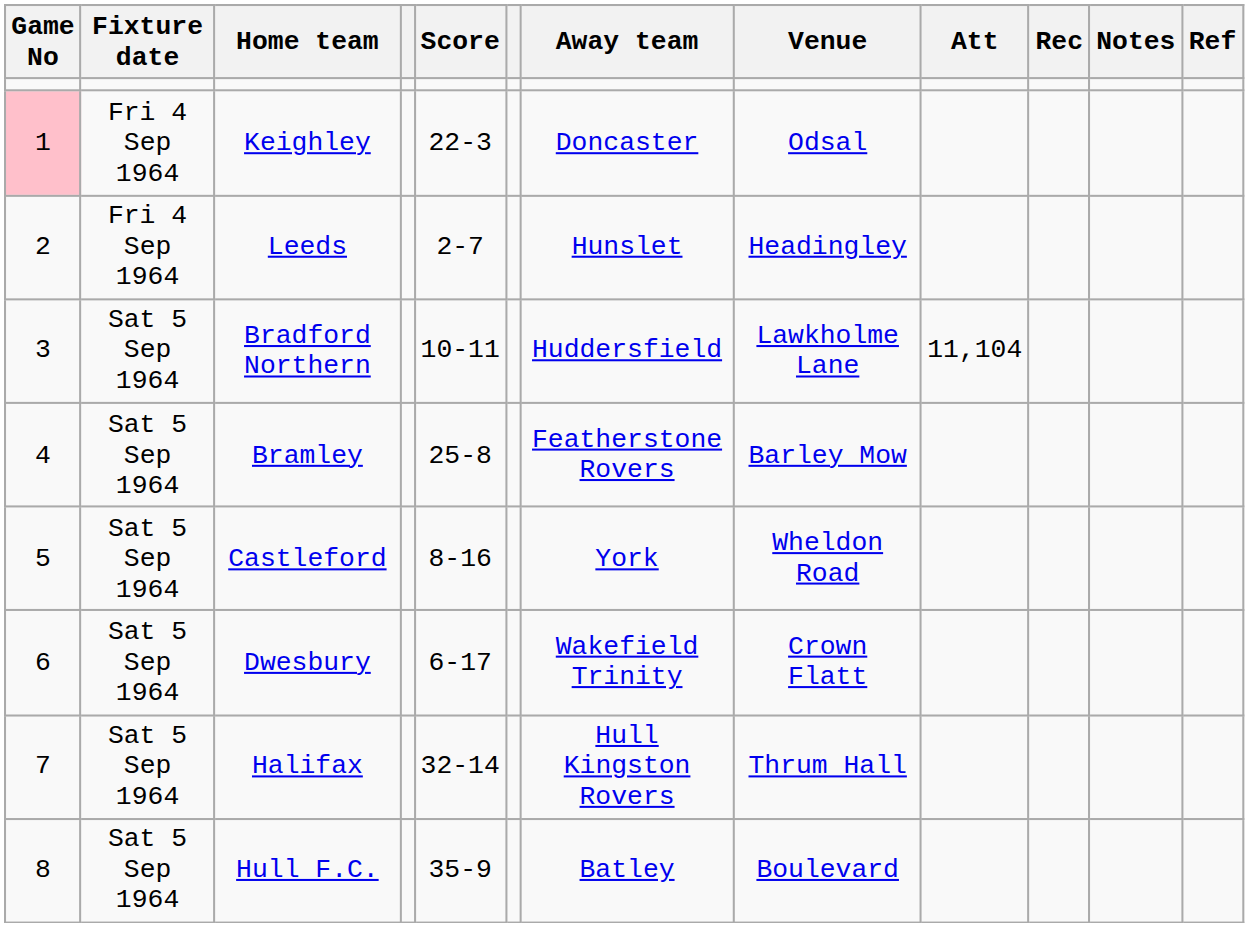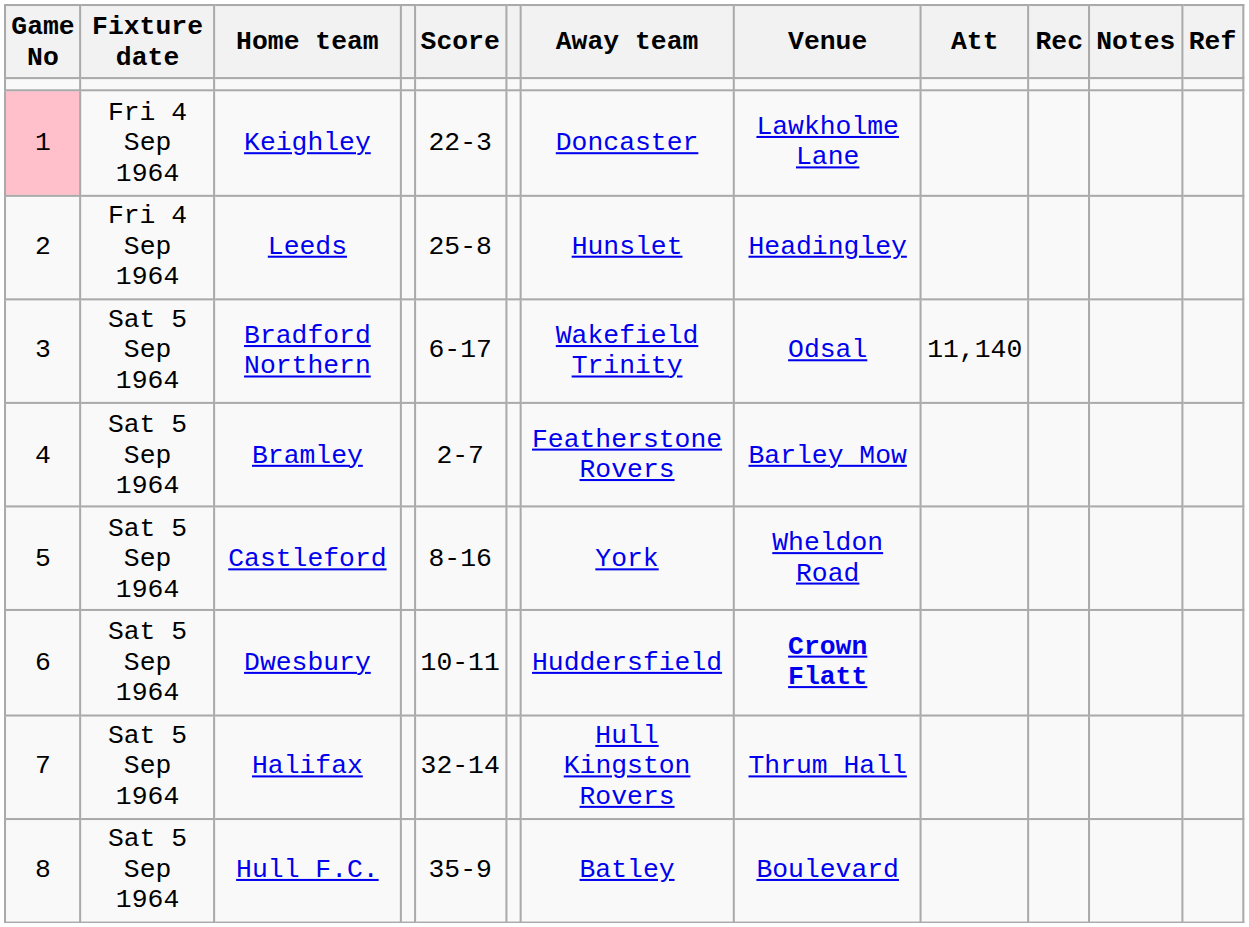(828, 143) Odsal -> (828, 143) Lawkholme Lane
(460, 247) 2-7 -> (460, 247) 25-8
(460, 351) 10-11 -> (460, 351) 6-17
(627, 351) Huddersfield -> (627, 351) Wakefield Trinity
(828, 351) Lawkholme Lane -> (828, 351) Odsal
(975, 351) 11,104 -> (975, 351) 11,140
(460, 455) 25-8 -> (460, 455) 2-7
(460, 663) 6-17 -> (460, 663) 10-11
(627, 663) Wakefield Trinity -> (627, 663) Huddersfield
(828, 663) normal -> (828, 663) bold
